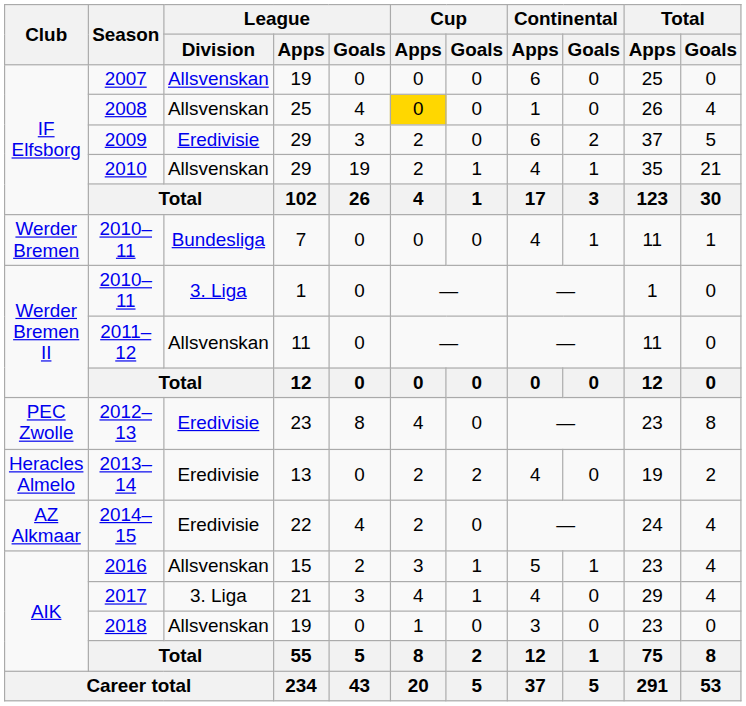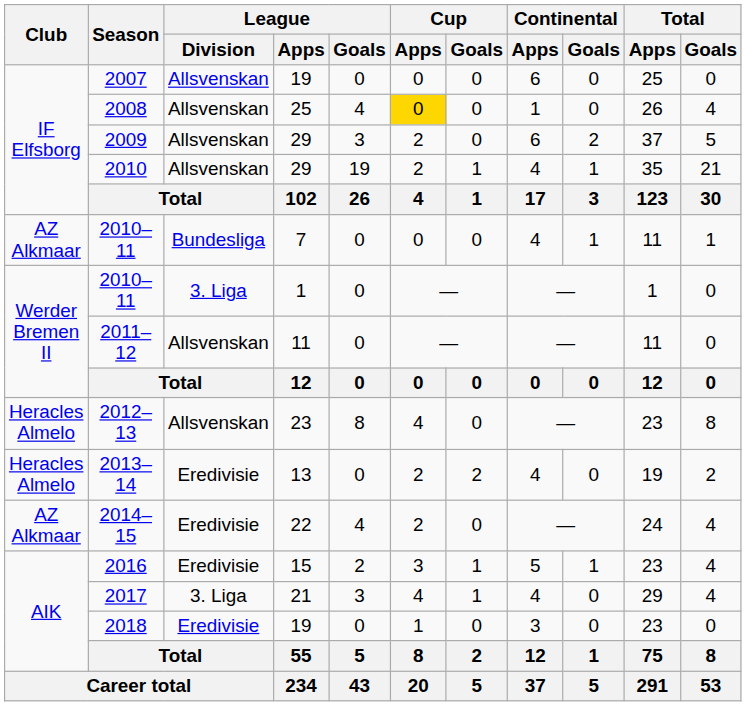(218, 139) Eredivisie -> (218, 139) Allsvenskan
(46, 239) Werder Bremen -> (46, 239) AZ Alkmaar
(46, 423) PEC Zwolle -> (46, 423) Heracles Almelo
(218, 423) Eredivisie -> (218, 423) Allsvenskan
(218, 566) Allsvenskan -> (218, 566) Eredivisie
(218, 625) Allsvenskan -> (218, 625) Eredivisie
